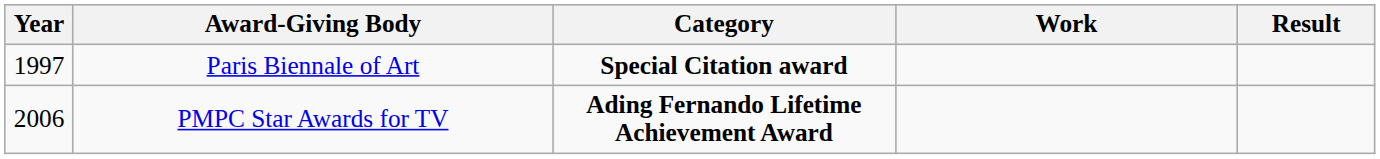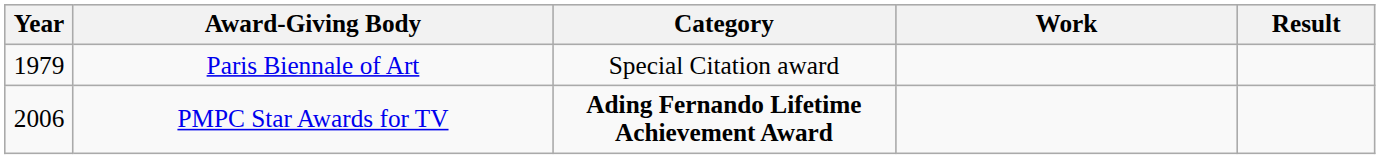(39, 64) 1997 -> (39, 64) 1979
(724, 64) bold -> (724, 64) normal
